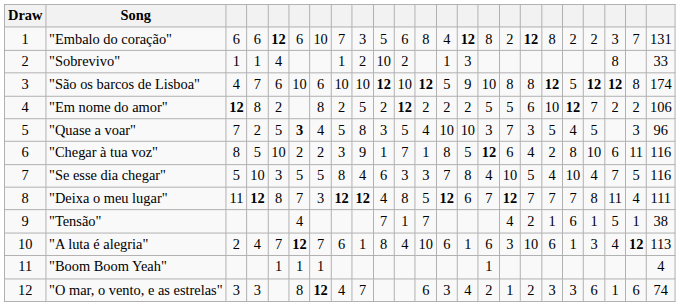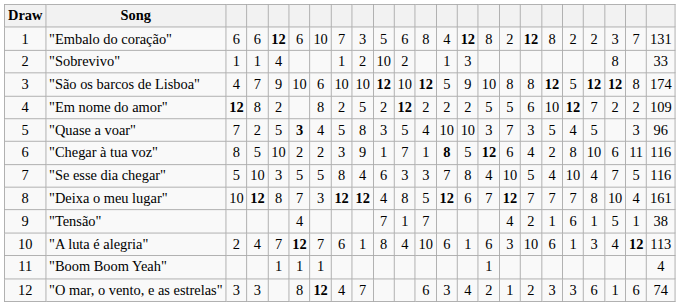(279, 84) 6 -> (279, 84) 9
(661, 107) 106 -> (661, 107) 109
(447, 152) normal -> (447, 152) bold
(236, 198) 11 -> (236, 198) 10
(615, 198) 11 -> (615, 198) 10
(661, 198) 111 -> (661, 198) 161
